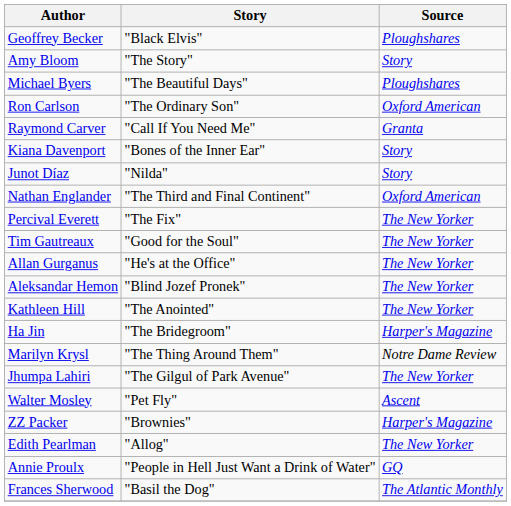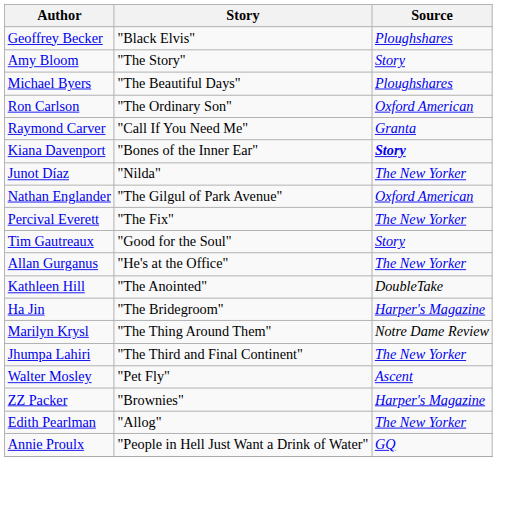(397, 151) normal -> (390, 151) bold
(397, 173) Story -> (421, 173) The New Yorker
(217, 196) "The Third and Final Continent" -> (200, 196) "The Gilgul of Park Avenue"
(428, 241) The New Yorker -> (390, 241) Story
- row: (63, 286)
(428, 309) The New Yorker -> (409, 286) DoubleTake
(207, 377) "The Gilgul of Park Avenue" -> (210, 354) "The Third and Final Continent"
- row: (61, 490)
